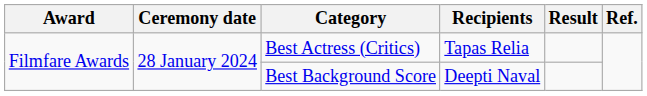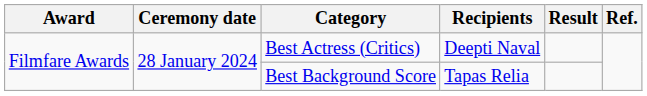(487, 47) Tapas Relia -> (492, 47) Deepti Naval
(492, 76) Deepti Naval -> (487, 76) Tapas Relia
